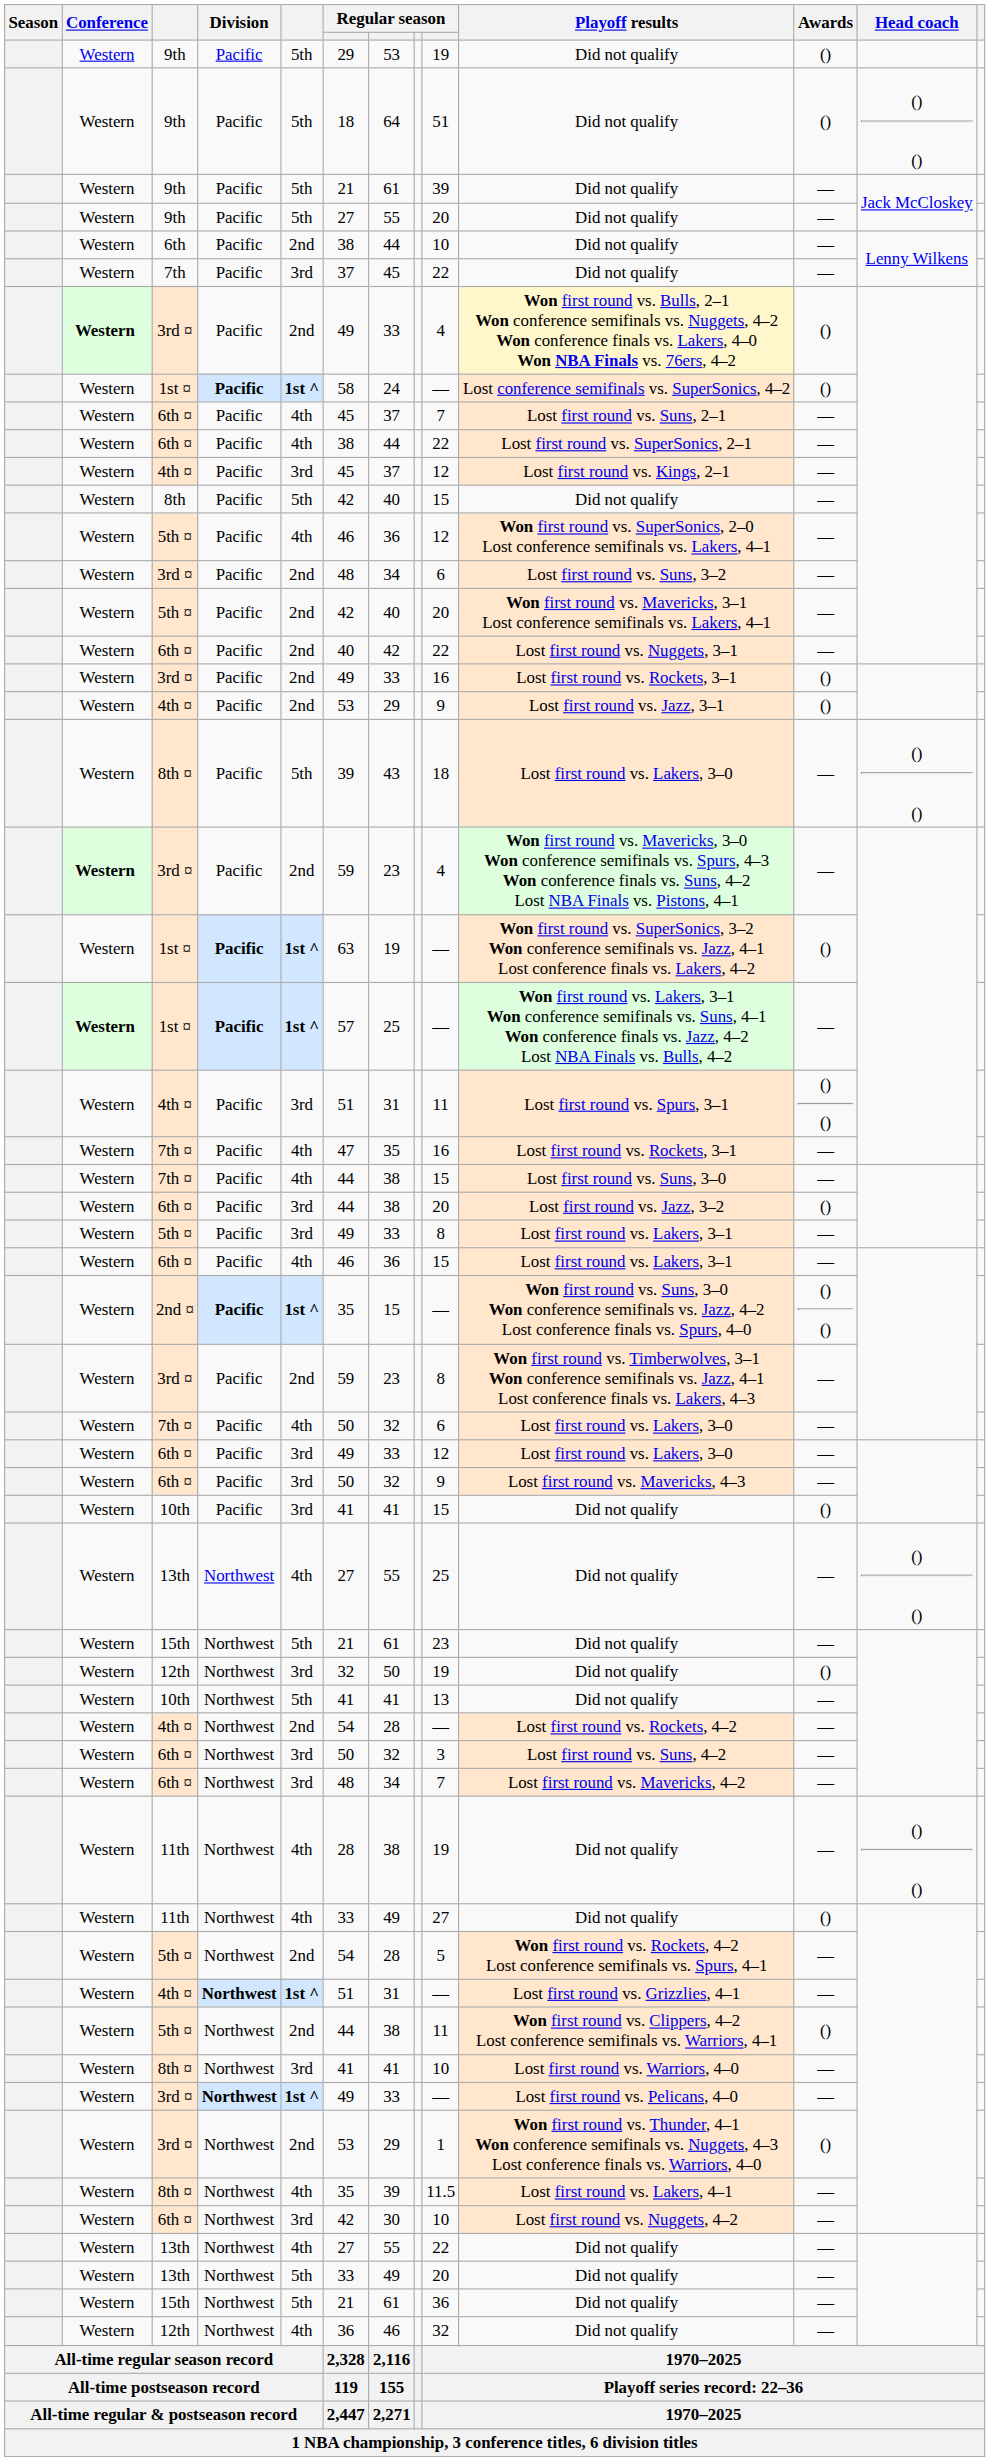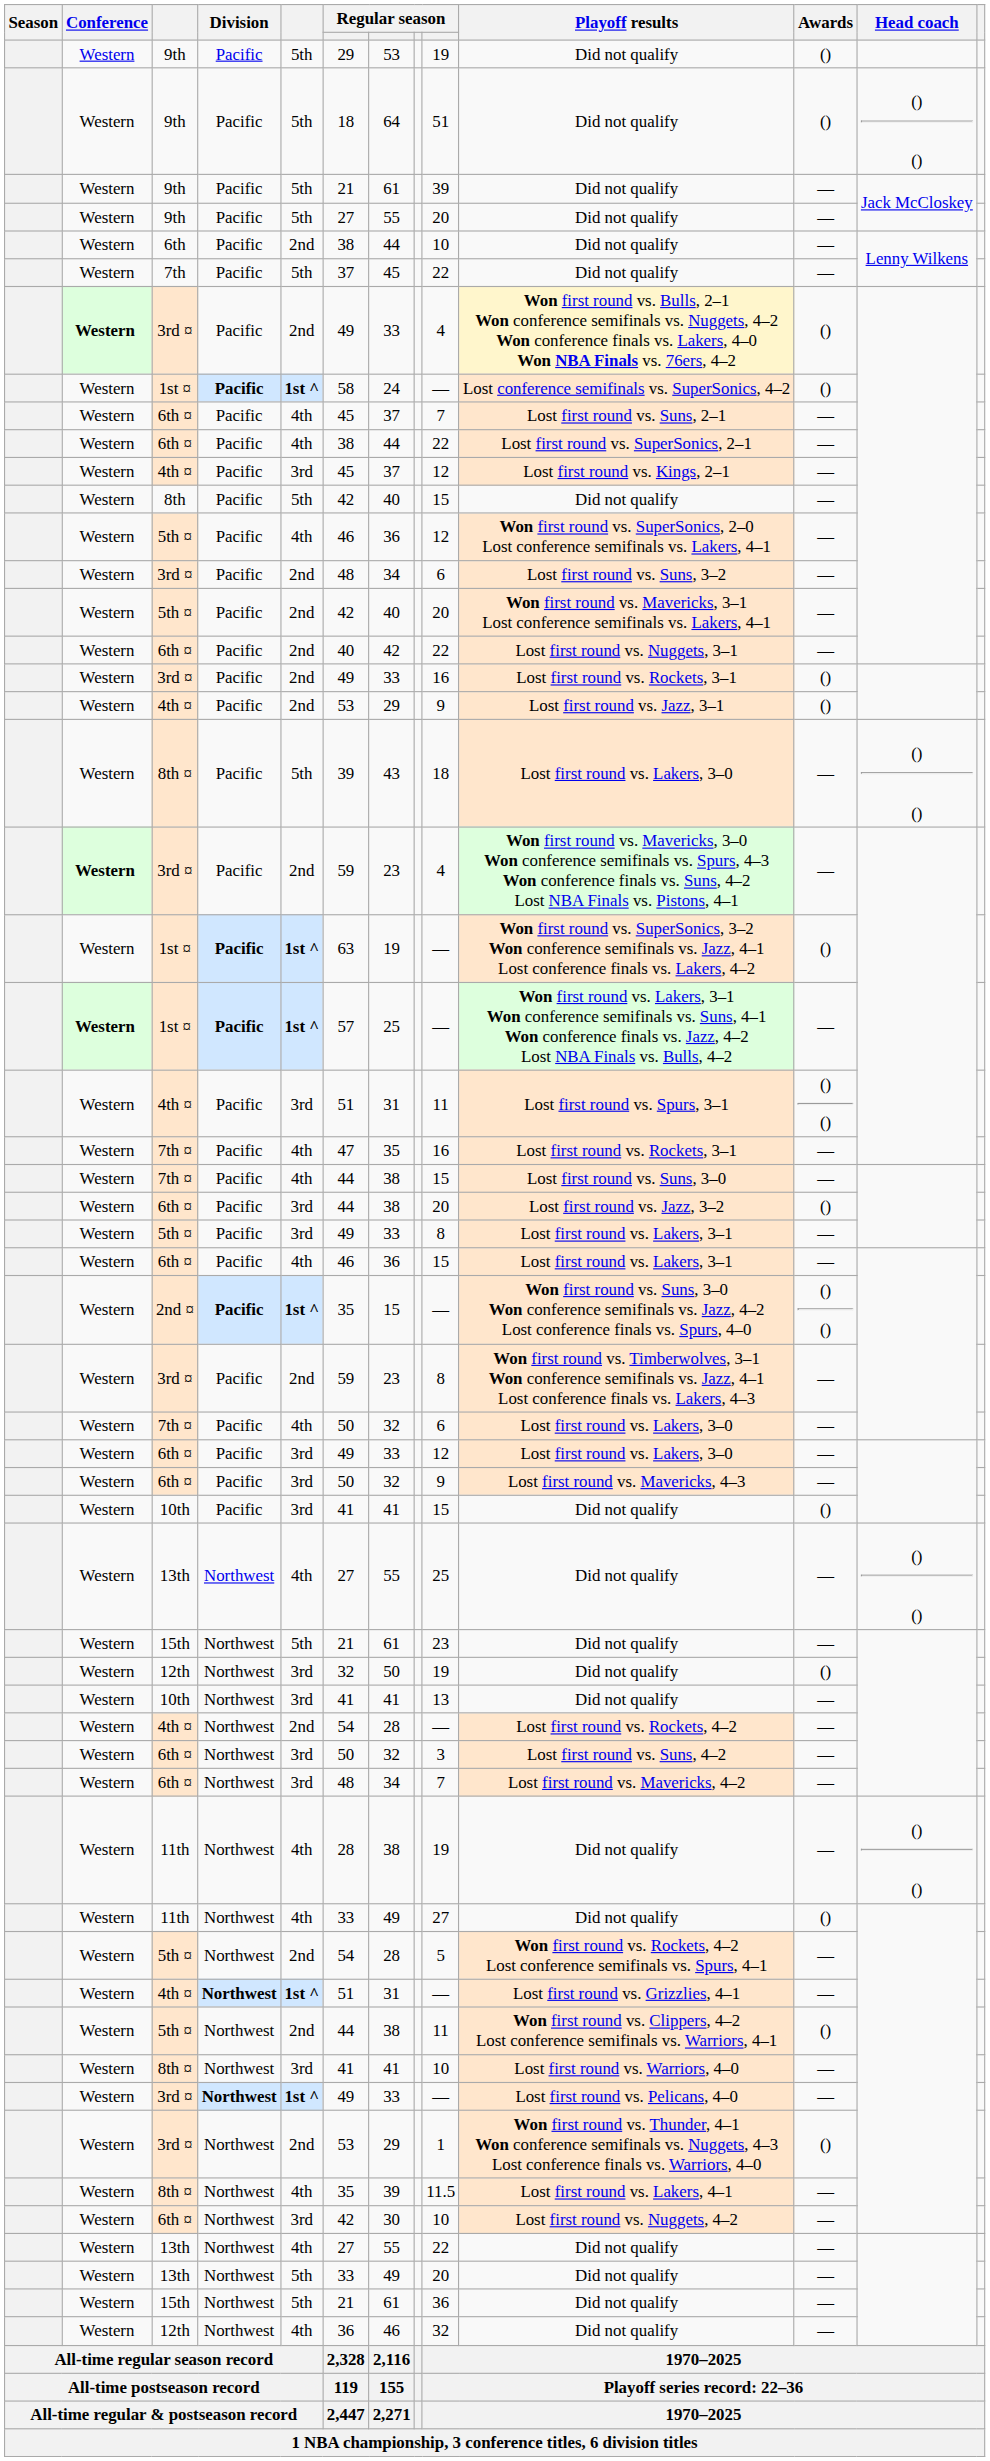(302, 272) 3rd -> (302, 272) 5th
(302, 1699) 5th -> (302, 1699) 3rd
